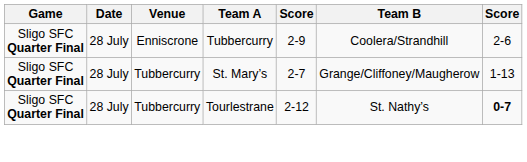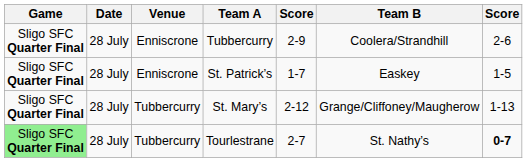+ row: (240, 74)
(297, 74) 2-7 -> (297, 107) 2-12
(46, 107) no background -> (46, 140) lightgreen background
(297, 107) 2-12 -> (297, 140) 2-7
